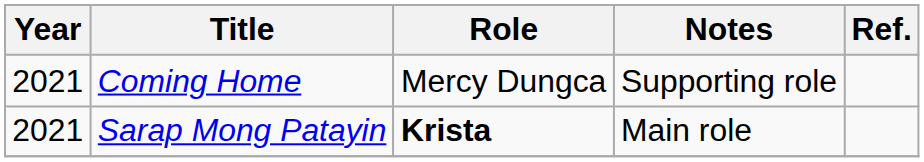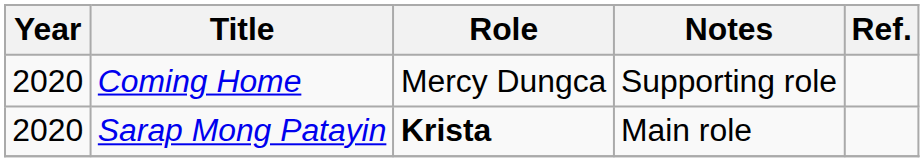(48, 80) 2021 -> (48, 80) 2020
(48, 130) 2021 -> (48, 130) 2020
